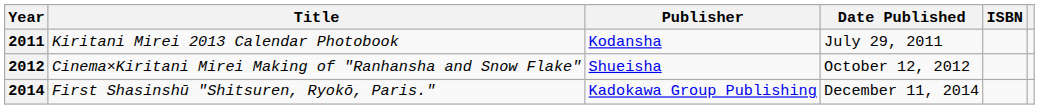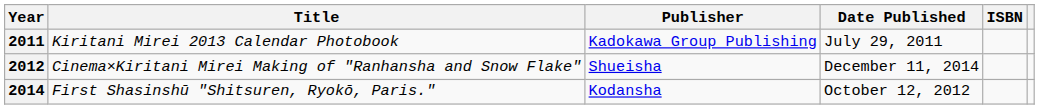(625, 42) Kodansha -> (703, 42) Kadokawa Group Publishing
(897, 67) October 12, 2012 -> (902, 67) December 11, 2014
(703, 91) Kadokawa Group Publishing -> (625, 91) Kodansha
(902, 91) December 11, 2014 -> (897, 91) October 12, 2012
